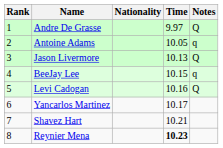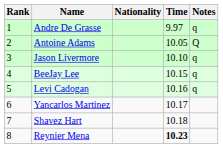(196, 27) Q -> (195, 27) q
(195, 43) q -> (196, 43) Q
(177, 58) 10.13 -> (177, 58) 10.10
(196, 58) Q -> (195, 58) q
(196, 89) Q -> (195, 89) q
(177, 120) 10.21 -> (177, 120) 10.18
